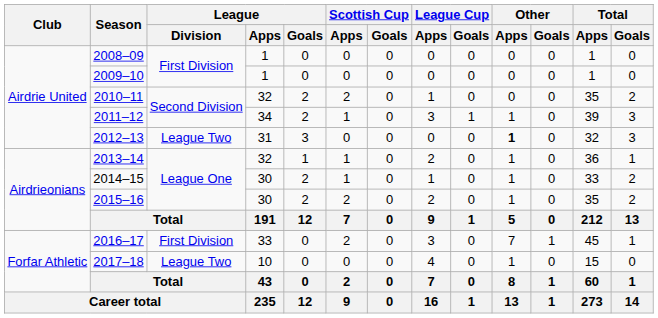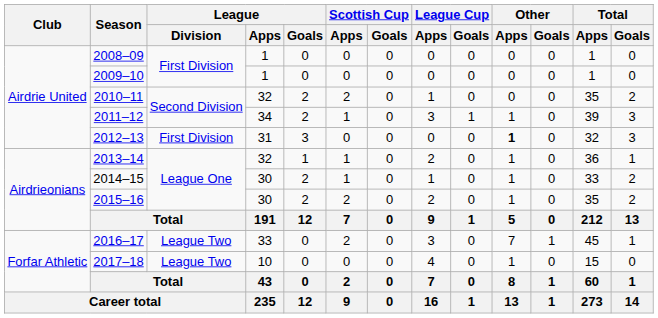(196, 138) League Two -> (196, 138) First Division
(196, 240) First Division -> (196, 240) League Two
